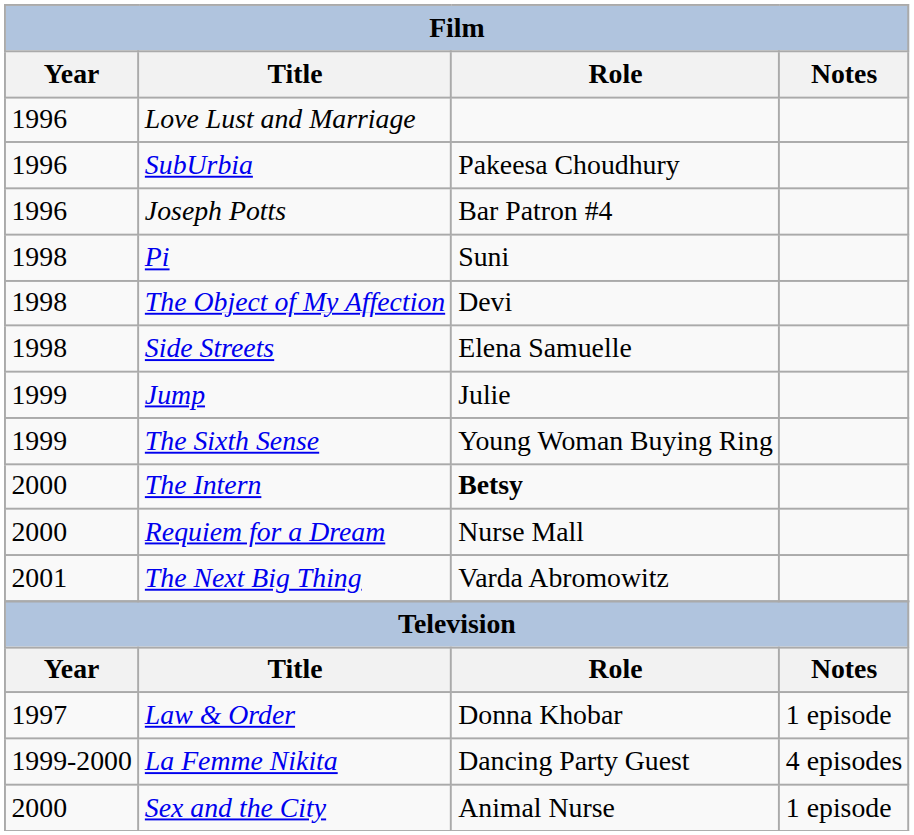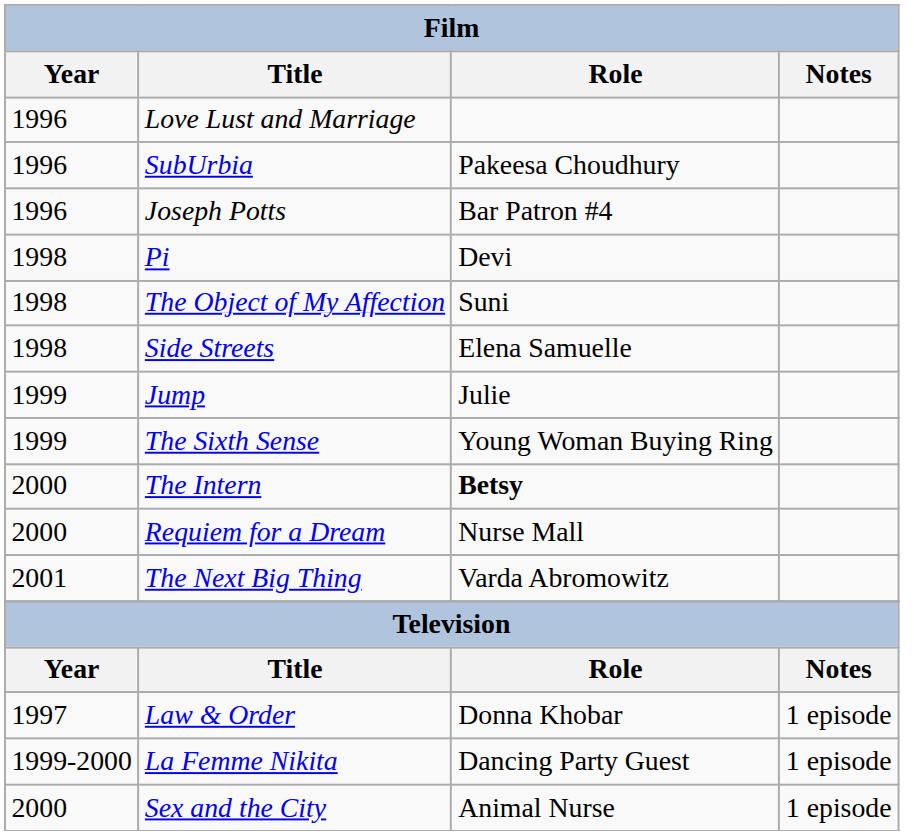(484, 256) Suni -> (485, 256) Devi
(485, 302) Devi -> (484, 302) Suni
(844, 761) 4 episodes -> (839, 761) 1 episode
